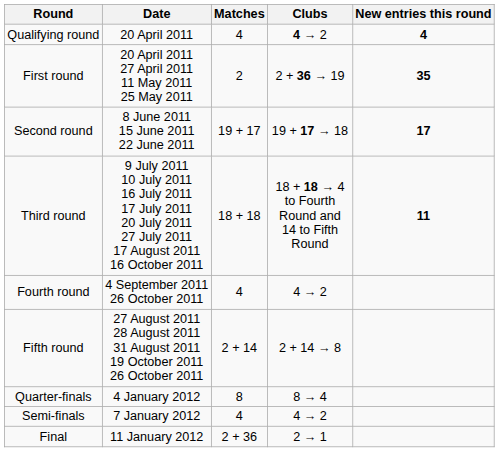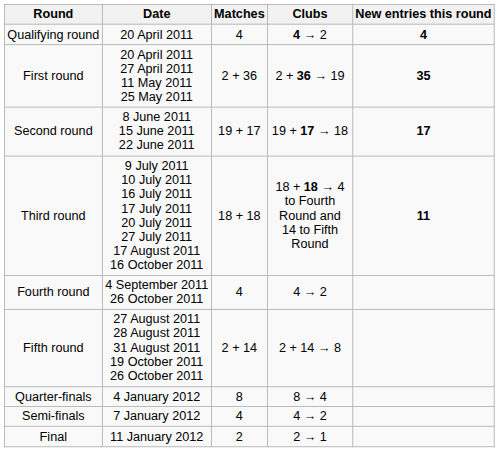(239, 75) 2 -> (239, 75) 2 + 36
(239, 436) 2 + 36 -> (239, 436) 2
